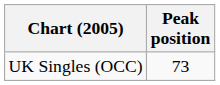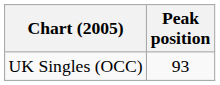(181, 66) 73 -> (181, 66) 93
